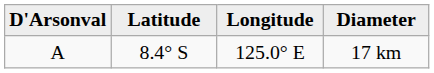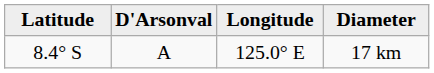columns swapped: (58, 20) <-> (164, 20)
